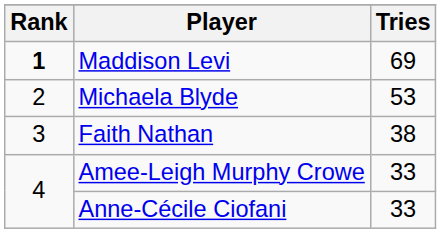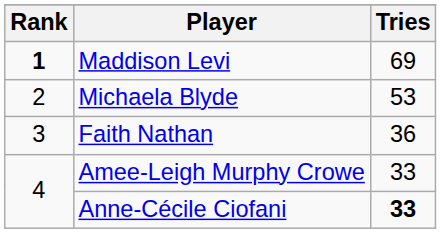(403, 135) 38 -> (403, 135) 36
(403, 209) normal -> (403, 209) bold
